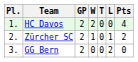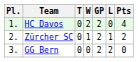columns swapped: (82, 11) <-> (102, 11)
